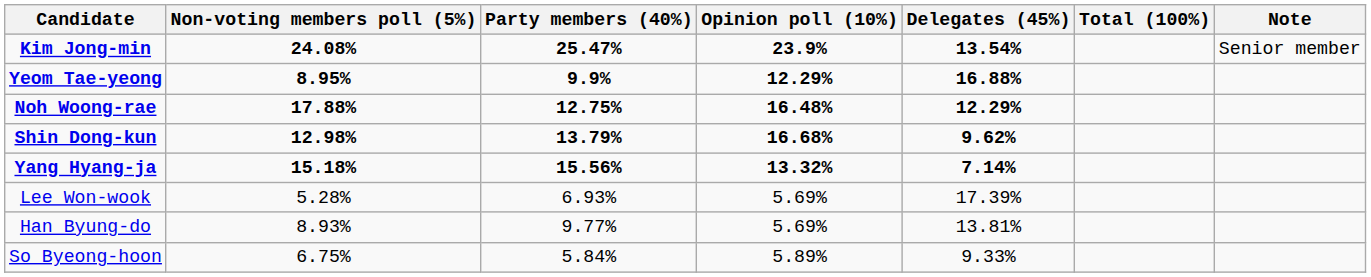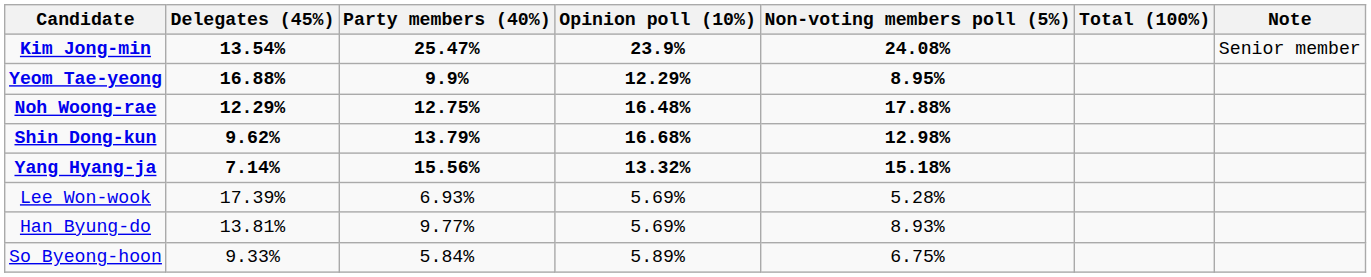columns swapped: (988, 20) <-> (324, 20)
